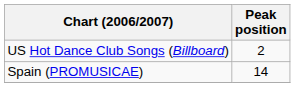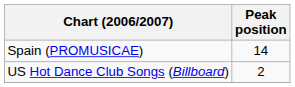rows swapped: (75, 72) <-> (118, 51)
